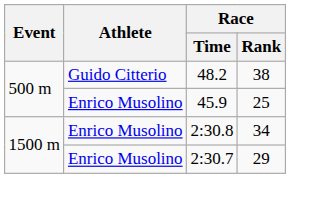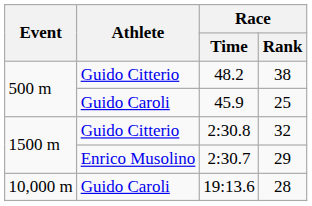(125, 102) Enrico Musolino -> (125, 102) Guido Caroli
(125, 131) Enrico Musolino -> (130, 131) Guido Citterio
(261, 131) 34 -> (283, 131) 32
+ row: (229, 187)
